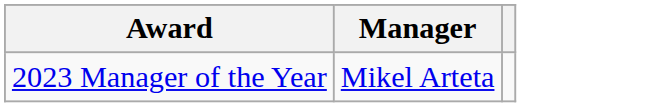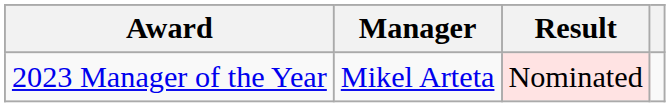+ column: (576, 28)
